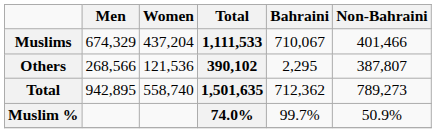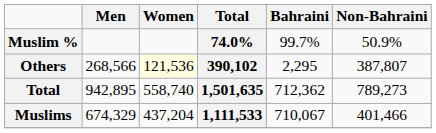rows swapped: (43, 41) <-> (43, 115)
(169, 66) no background -> (169, 66) lightyellow background
